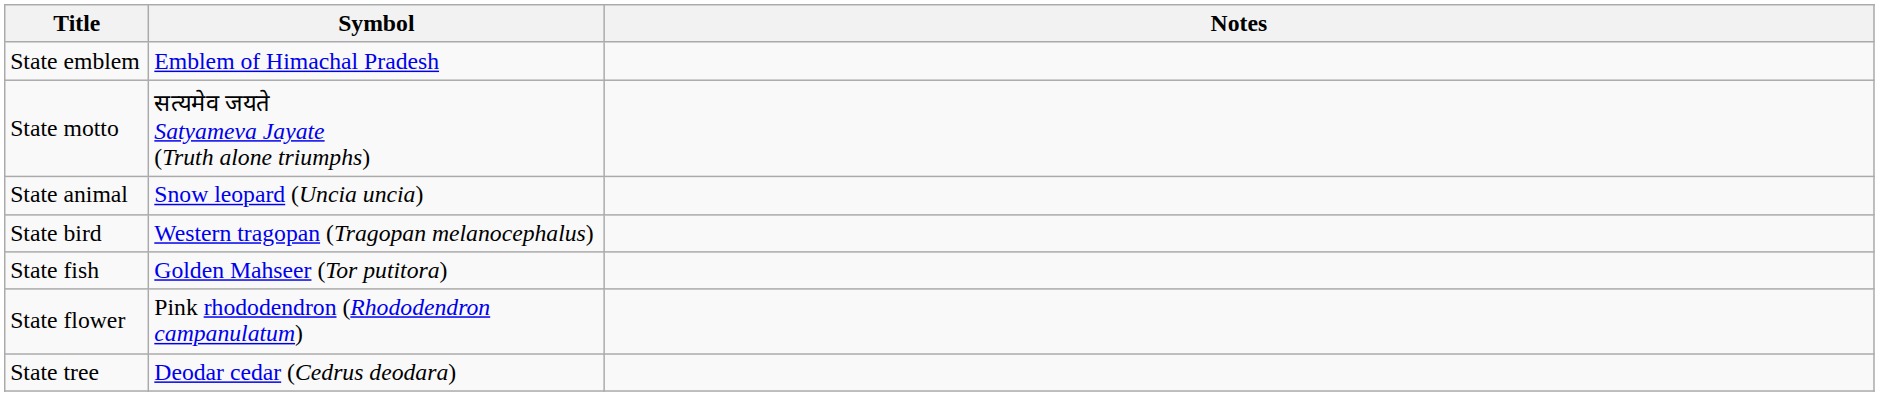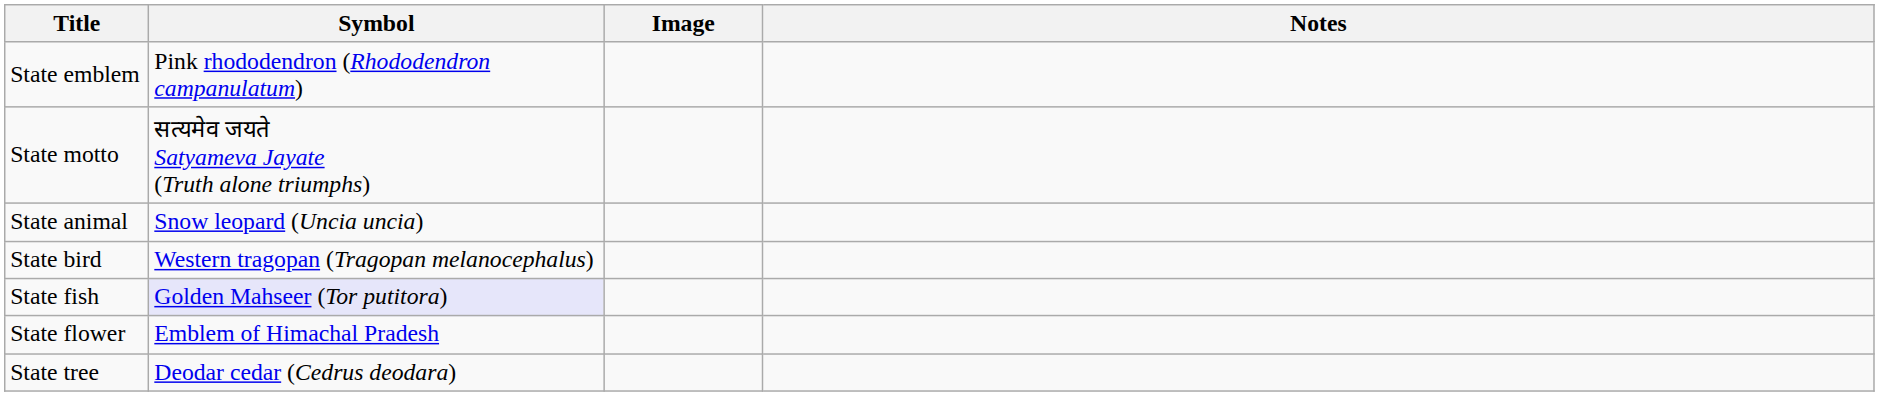+ column: (683, 23)
(297, 60) Emblem of Himachal Pradesh -> (322, 74) Pink rhododendron (Rhododendron campanulatum)
(301, 270) no background -> (301, 296) lavender background
(322, 321) Pink rhododendron (Rhododendron campanulatum) -> (297, 334) Emblem of Himachal Pradesh
